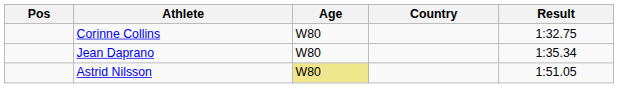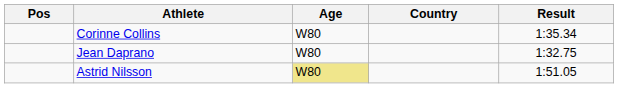(556, 33) 1:32.75 -> (556, 33) 1:35.34
(556, 53) 1:35.34 -> (556, 53) 1:32.75
